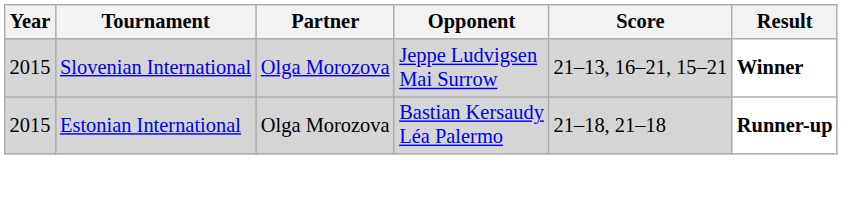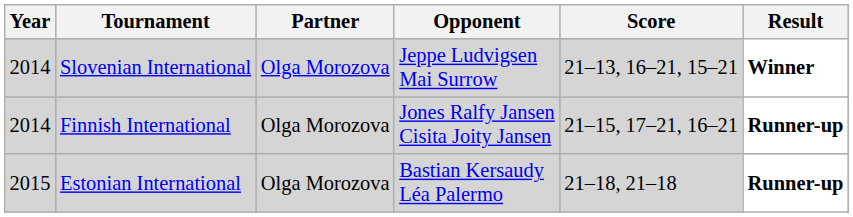(30, 67) 2015 -> (30, 67) 2014
+ row: (145, 125)
